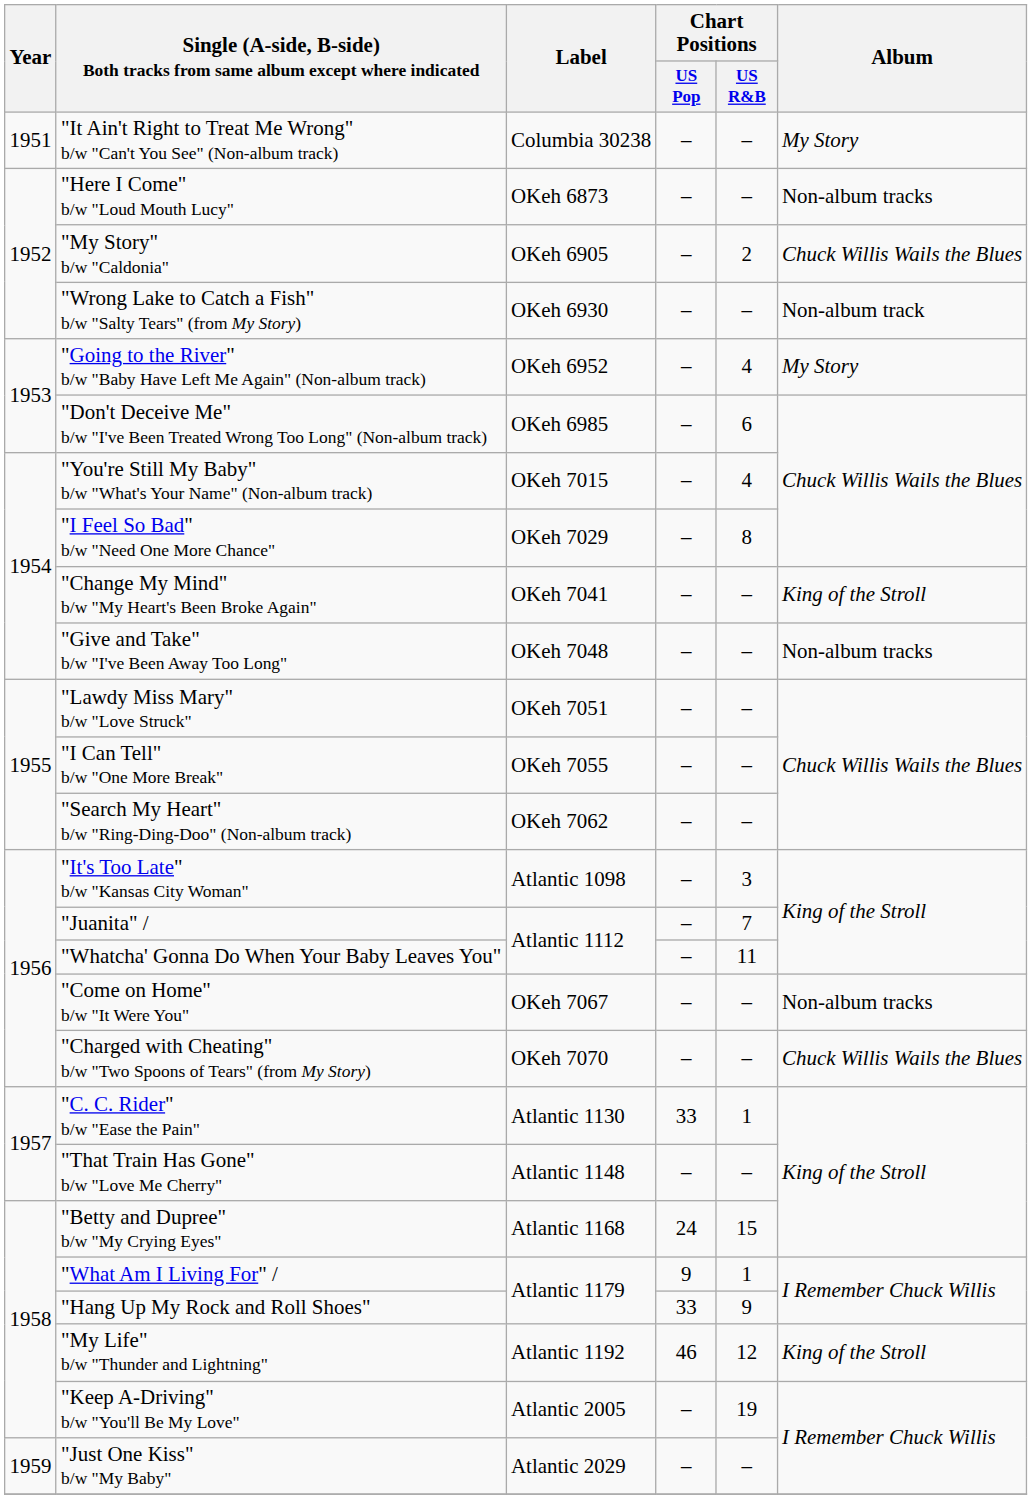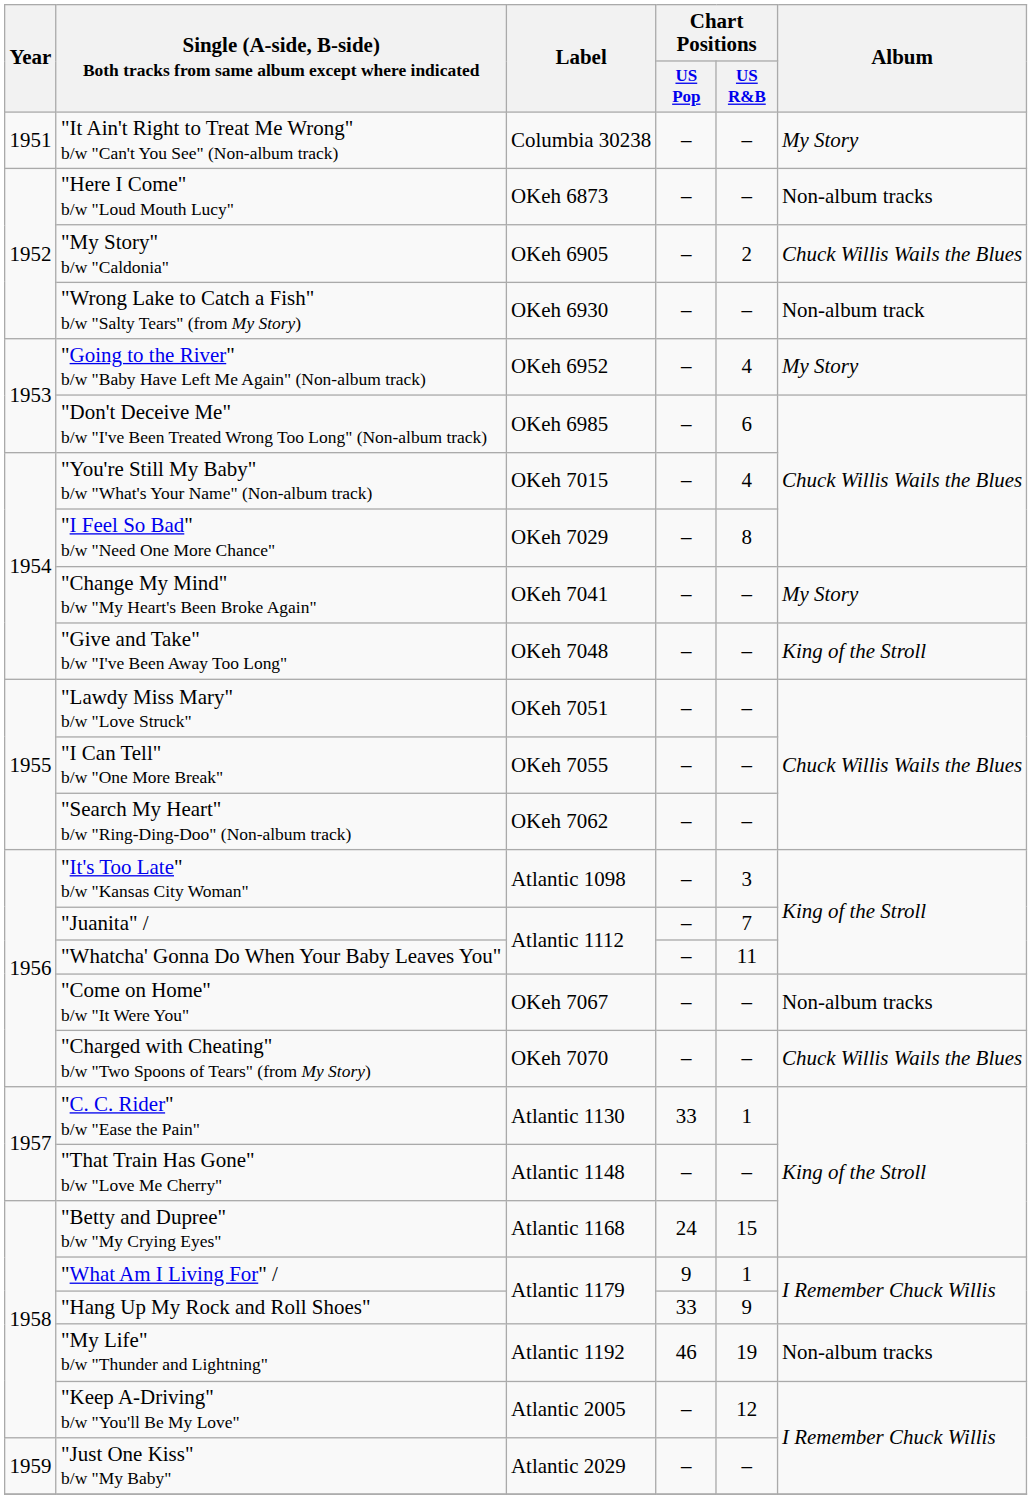(854, 594) King of the Stroll -> (820, 594) My Story
(857, 651) Non-album tracks -> (854, 651) King of the Stroll
(747, 1352) 12 -> (747, 1352) 19
(854, 1352) King of the Stroll -> (857, 1352) Non-album tracks
(747, 1409) 19 -> (747, 1409) 12
